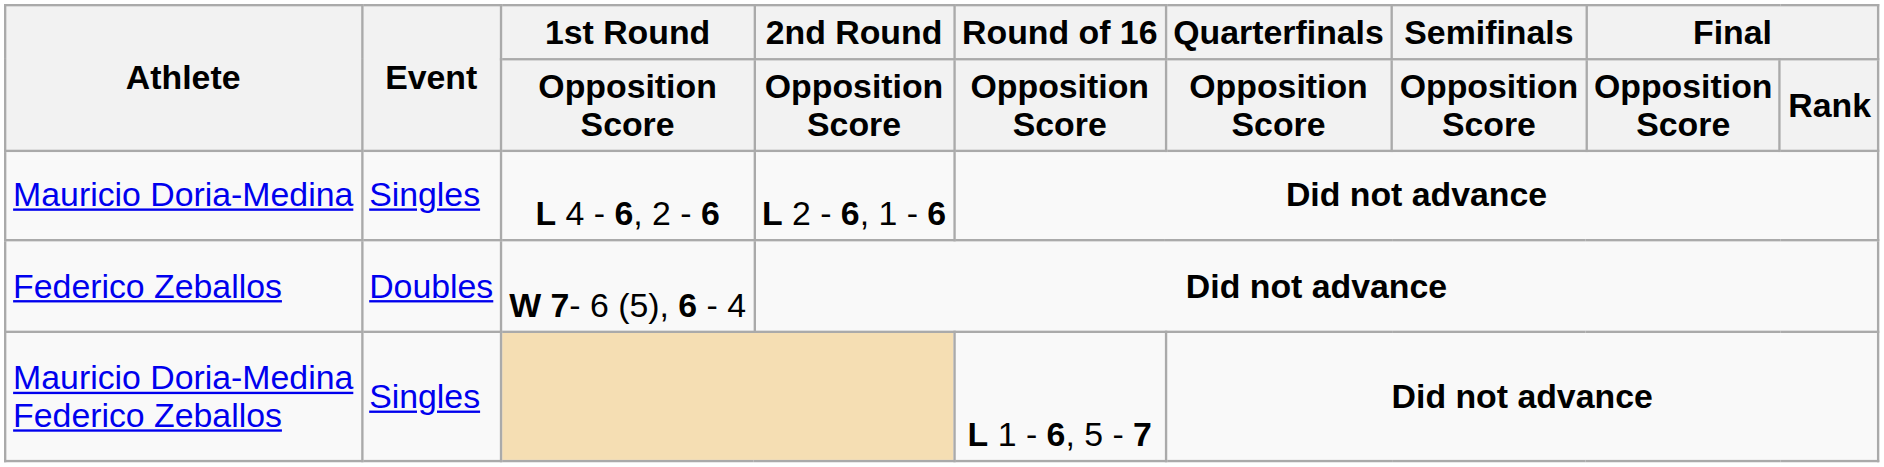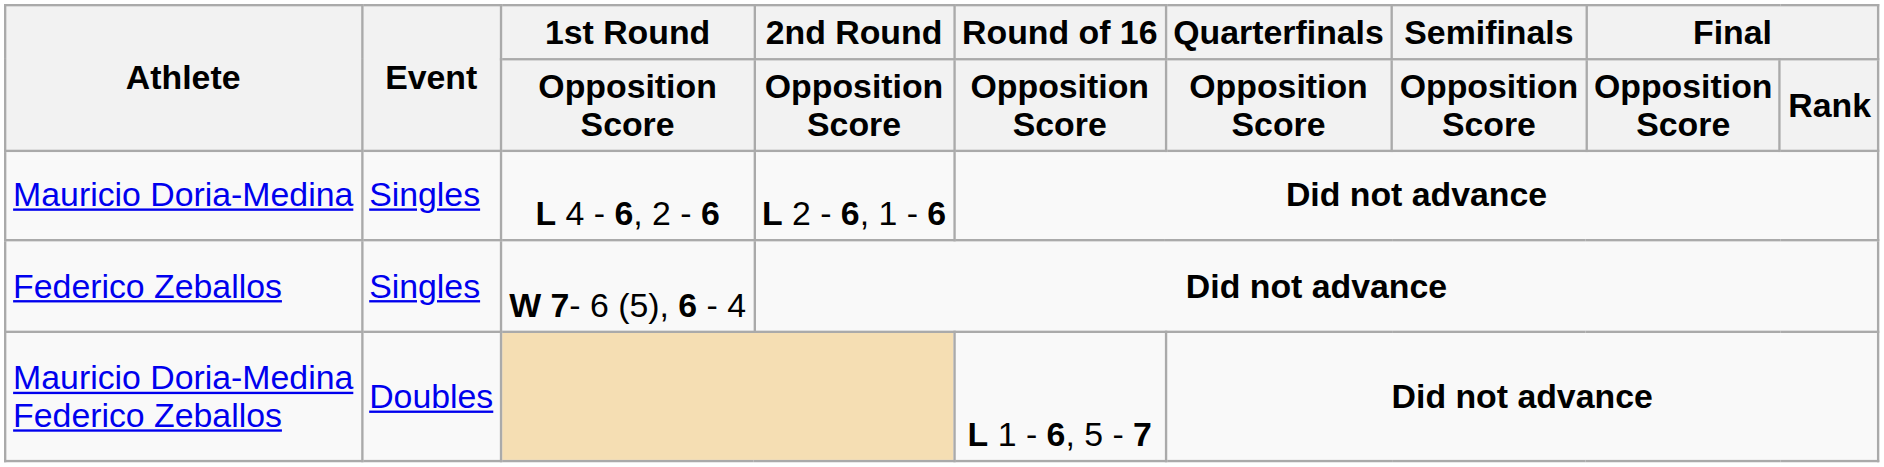(431, 287) Doubles -> (425, 287) Singles
(425, 397) Singles -> (431, 397) Doubles
